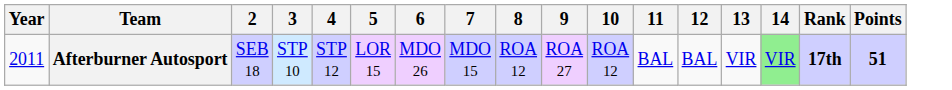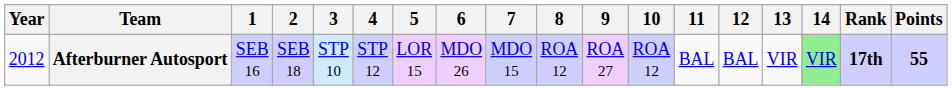+ column: (252, 19)
(27, 59) 2011 -> (27, 59) 2012
(878, 59) 51 -> (919, 59) 55
